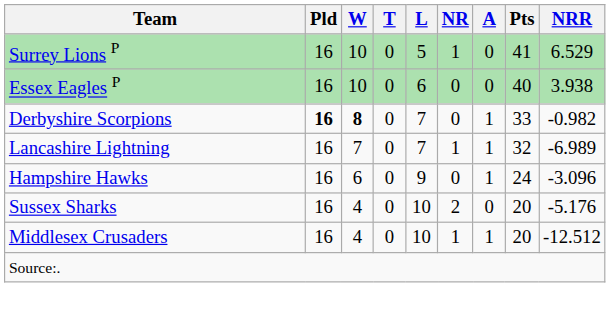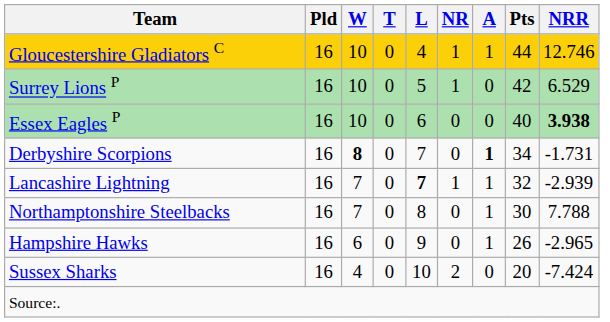+ row: (117, 51)
(522, 51) 41 -> (522, 86) 42
(572, 86) normal -> (569, 121) bold
(324, 118) bold -> (324, 153) normal
(489, 118) normal -> (489, 153) bold
(522, 118) 33 -> (522, 153) 34
(572, 118) -0.982 -> (569, 153) -1.731
(421, 148) normal -> (421, 182) bold
(572, 148) -6.989 -> (569, 182) -2.939
+ row: (119, 212)
(522, 177) 24 -> (522, 242) 26
(572, 177) -3.096 -> (569, 242) -2.965
(572, 207) -5.176 -> (569, 272) -7.424
- row: (88, 237)
